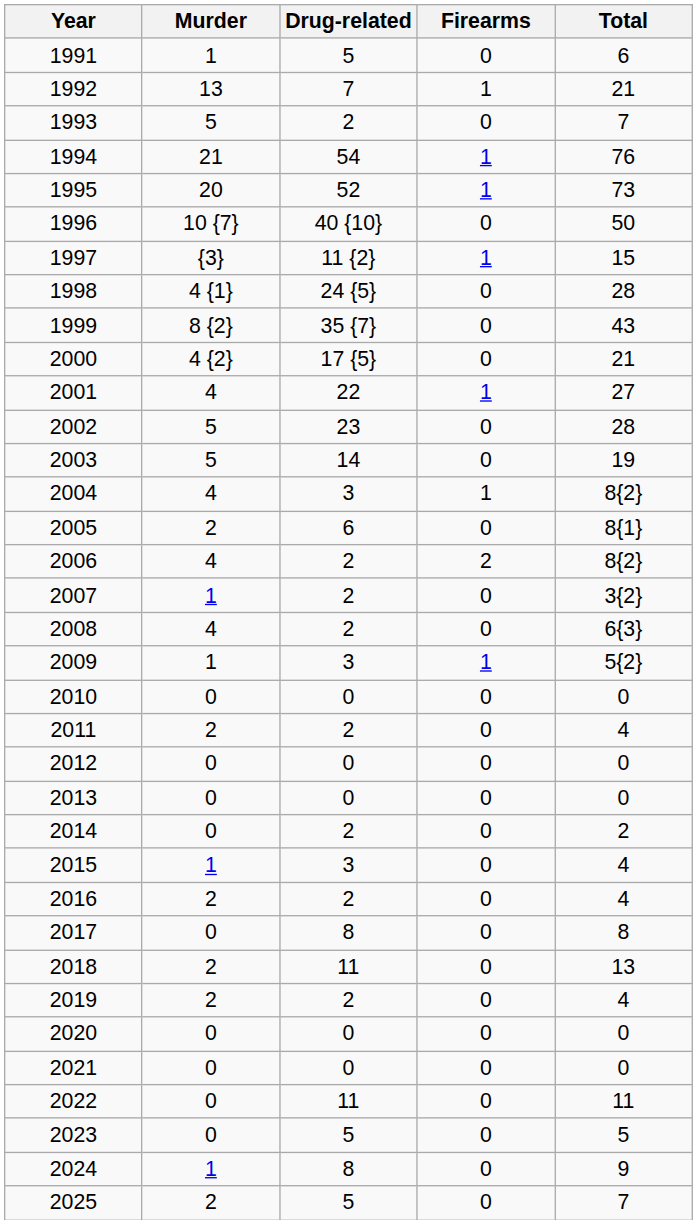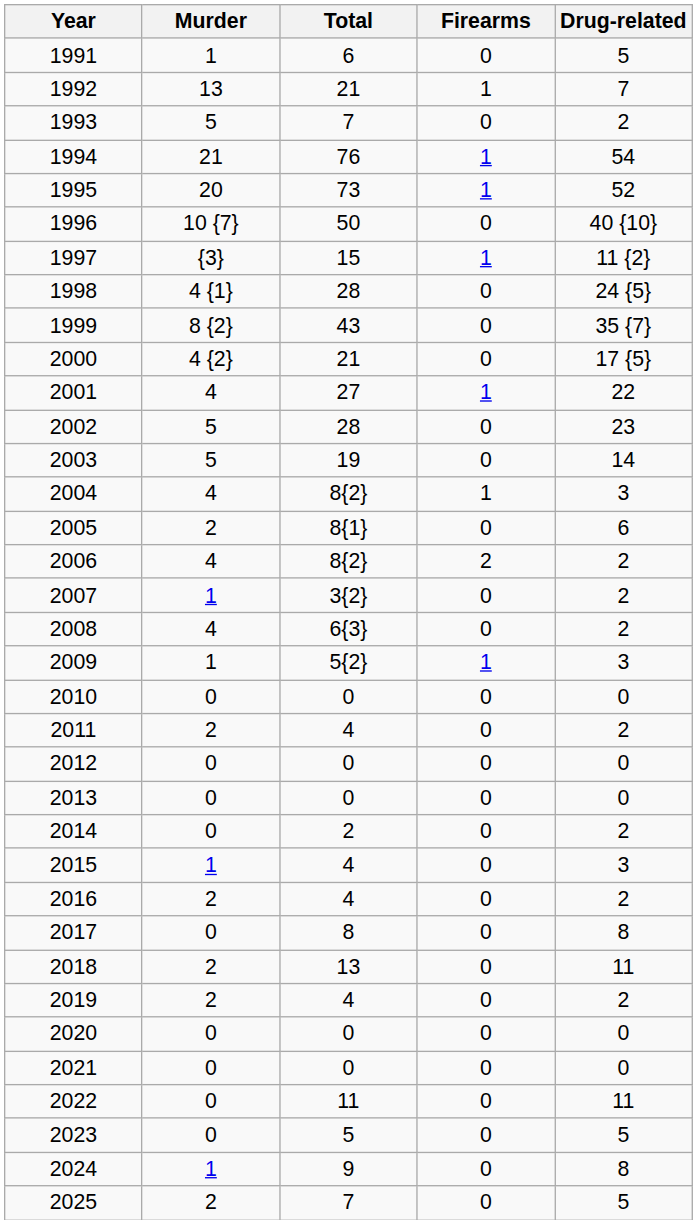columns swapped: (348, 21) <-> (623, 21)
